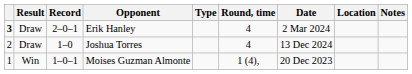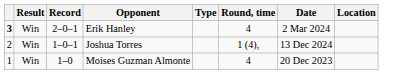- column: (393, 12)
(30, 28) Draw -> (30, 28) Win
(30, 45) Draw -> (30, 45) Win
(65, 45) 1–0 -> (65, 45) 1–0–1
(248, 45) 4 -> (248, 45) 1 (4),
(65, 61) 1–0–1 -> (65, 61) 1–0
(248, 61) 1 (4), -> (248, 61) 4
